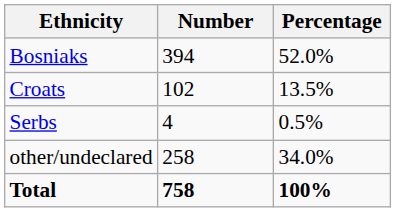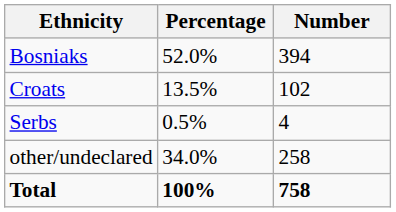columns swapped: (216, 21) <-> (332, 21)
